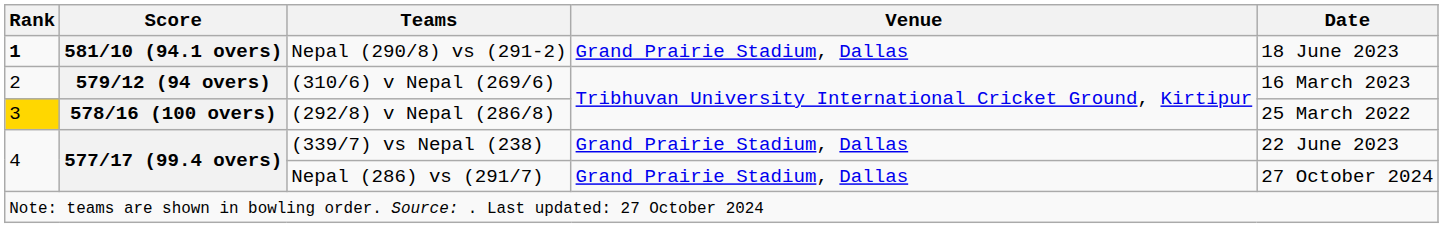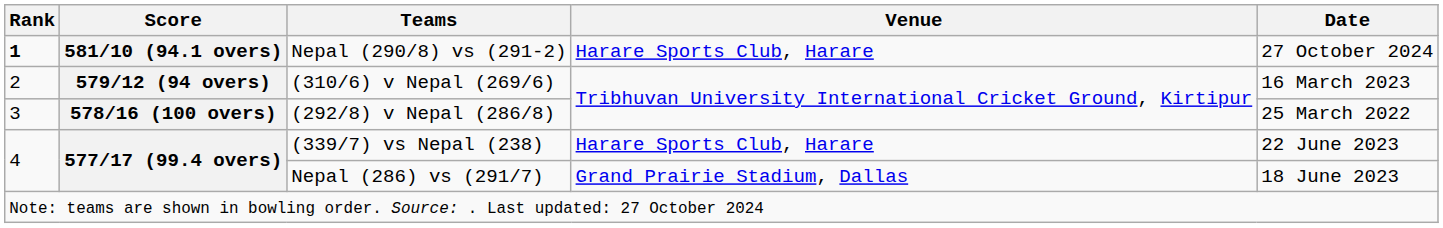(742, 51) Grand Prairie Stadium, Dallas -> (725, 51) Harare Sports Club, Harare
(1330, 51) 18 June 2023 -> (1347, 51) 27 October 2024
(15, 114) gold background -> (15, 114) no background
(742, 145) Grand Prairie Stadium, Dallas -> (725, 145) Harare Sports Club, Harare
(1347, 176) 27 October 2024 -> (1330, 176) 18 June 2023
